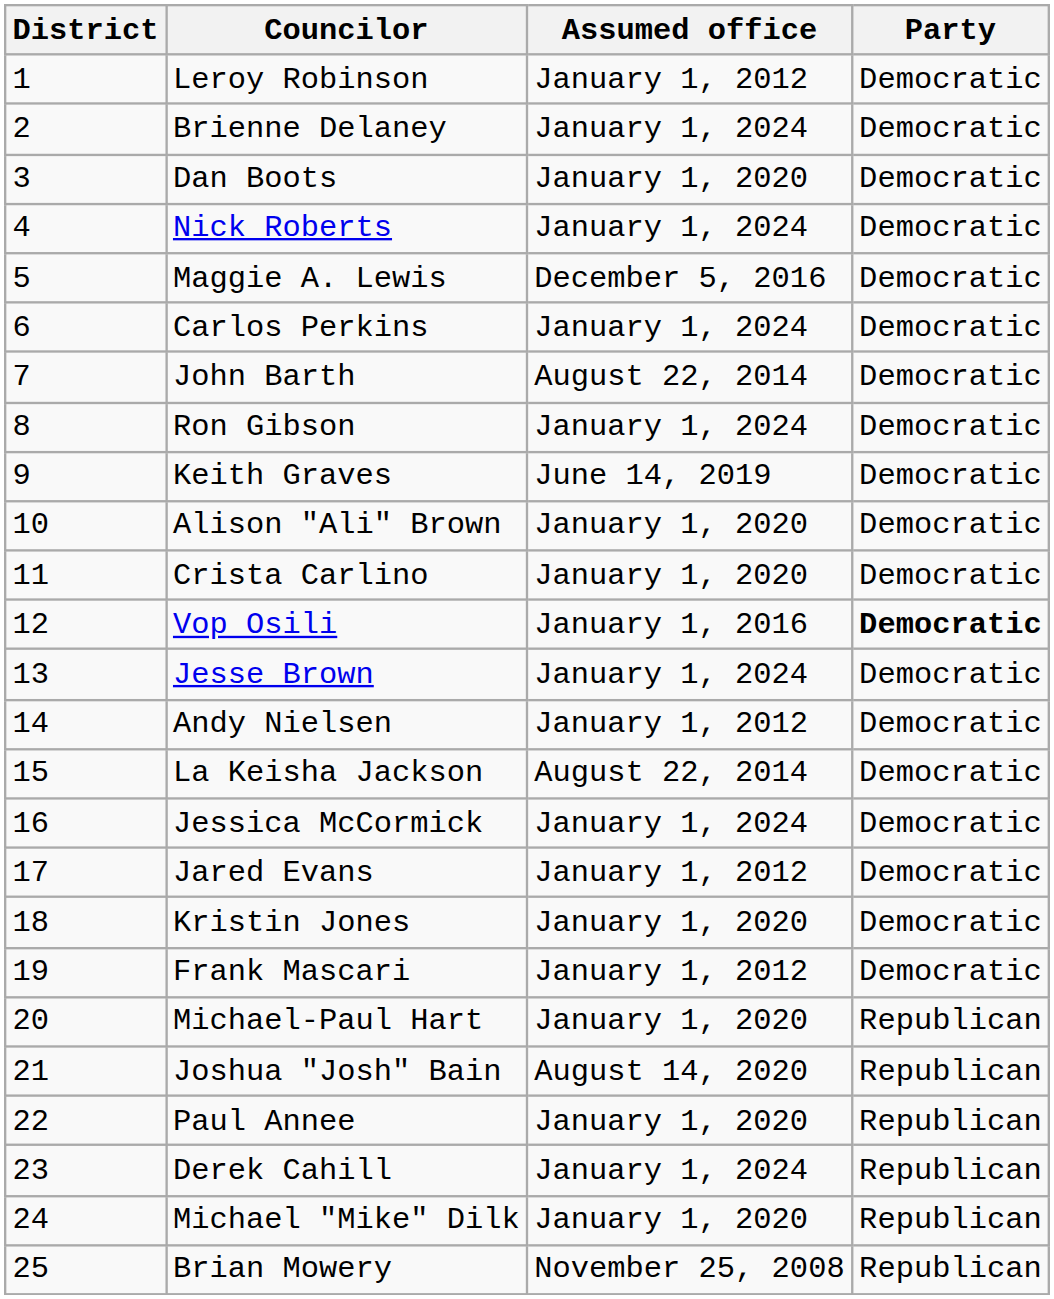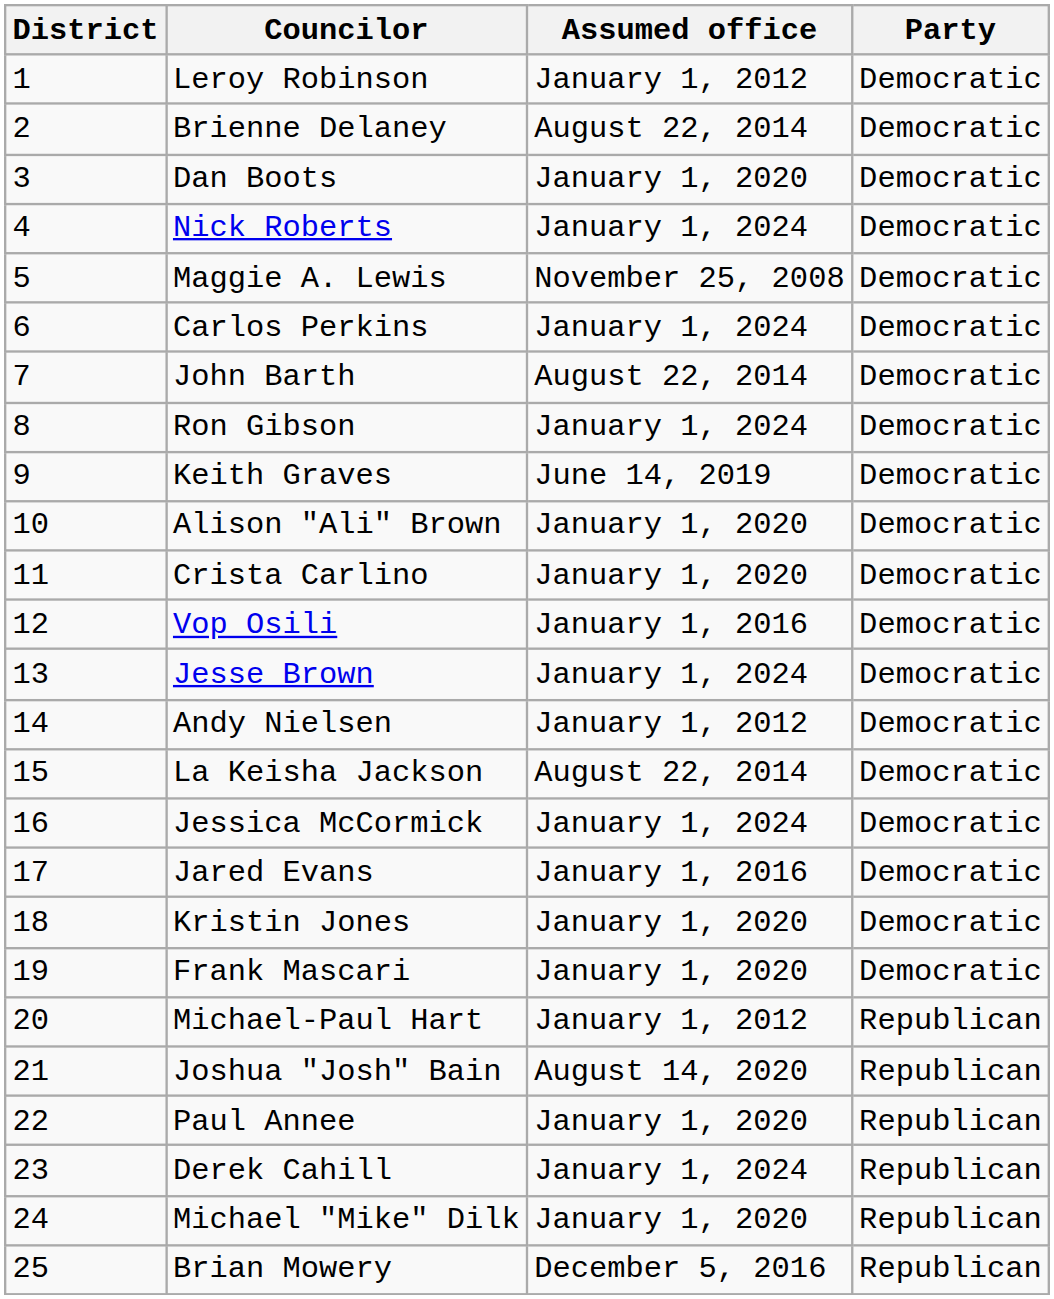(671, 129) January 1, 2024 -> (671, 129) August 22, 2014
(680, 278) December 5, 2016 -> (689, 278) November 25, 2008
(950, 625) bold -> (950, 625) normal
(671, 873) January 1, 2012 -> (671, 873) January 1, 2016
(671, 972) January 1, 2012 -> (671, 972) January 1, 2020
(671, 1022) January 1, 2020 -> (671, 1022) January 1, 2012
(689, 1269) November 25, 2008 -> (680, 1269) December 5, 2016
